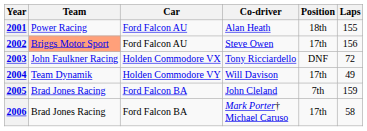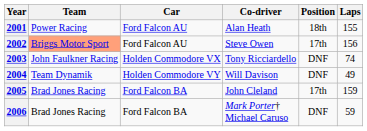(350, 59) 72 -> (350, 59) 74
(318, 75) 17th -> (318, 75) DNF
(318, 91) 7th -> (318, 91) 17th
(318, 112) 17th -> (318, 112) DNF
(350, 112) 58 -> (350, 112) 59
